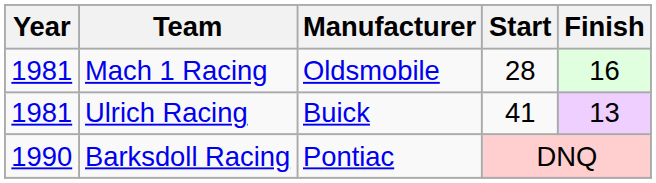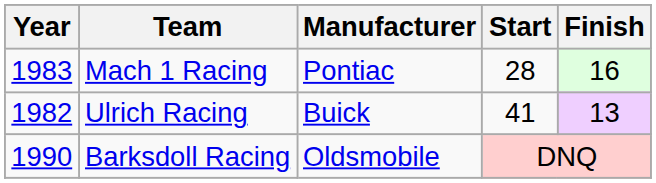(42, 70) 1981 -> (42, 70) 1983
(371, 70) Oldsmobile -> (349, 70) Pontiac
(42, 113) 1981 -> (42, 113) 1982
(349, 157) Pontiac -> (371, 157) Oldsmobile
